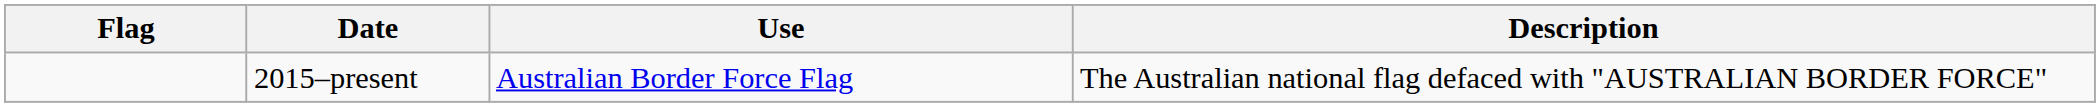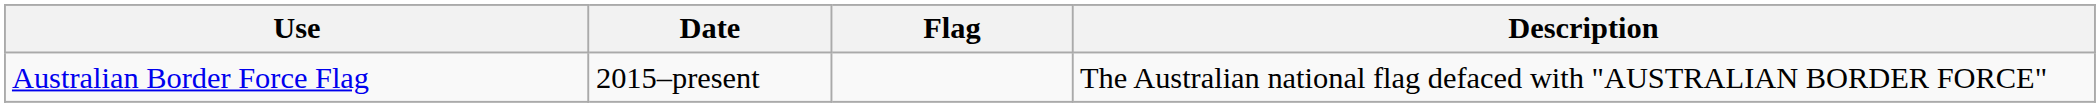columns swapped: (126, 28) <-> (781, 28)
